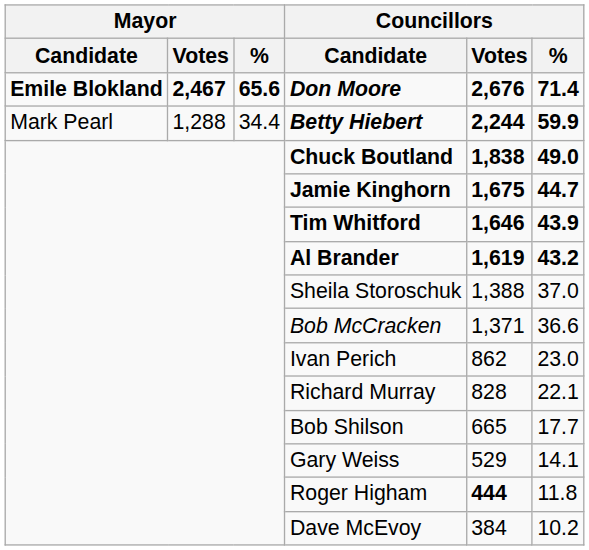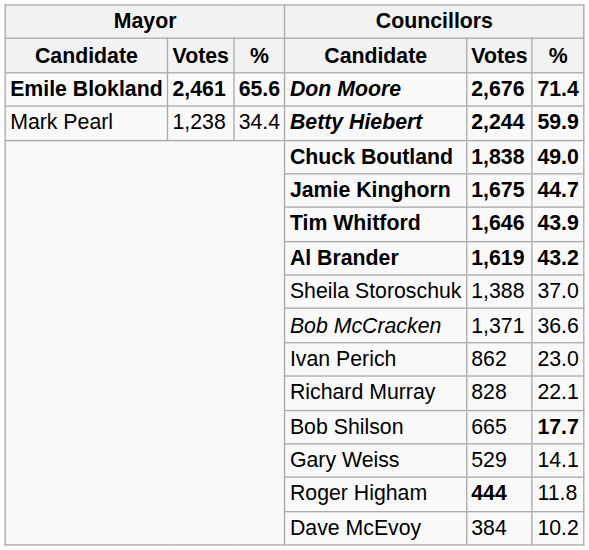(199, 89) 2,467 -> (199, 89) 2,461
(199, 122) 1,288 -> (199, 122) 1,238
(558, 426) normal -> (558, 426) bold
